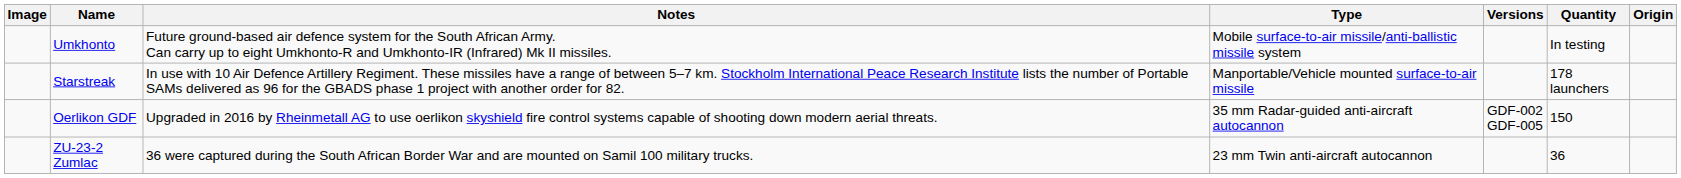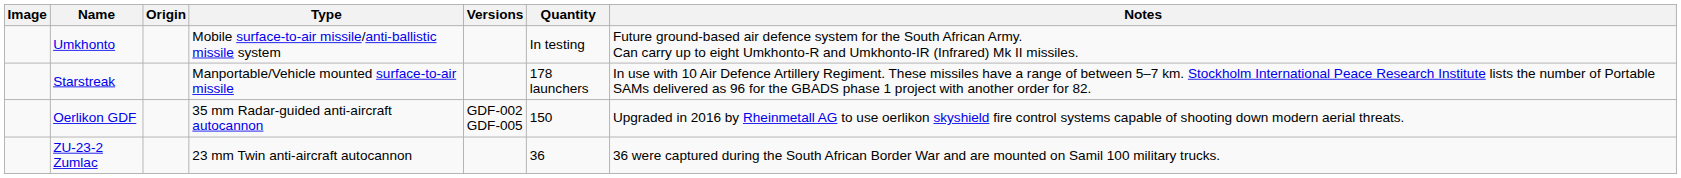columns swapped: (1653, 15) <-> (676, 15)
